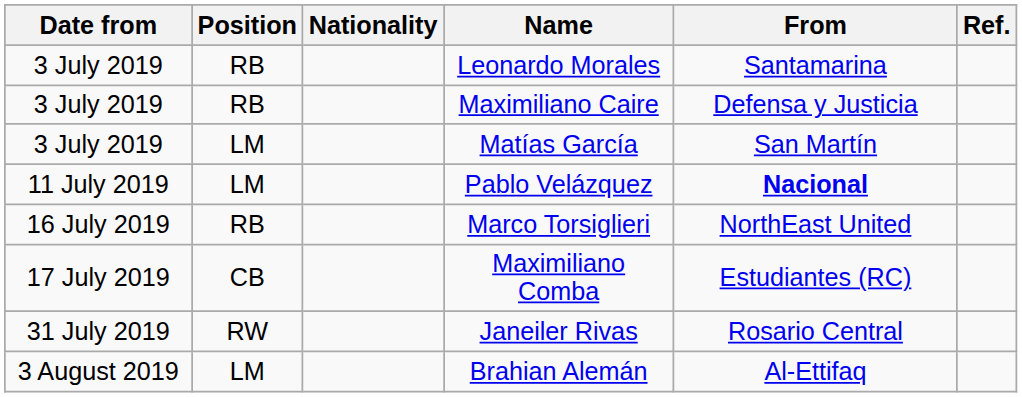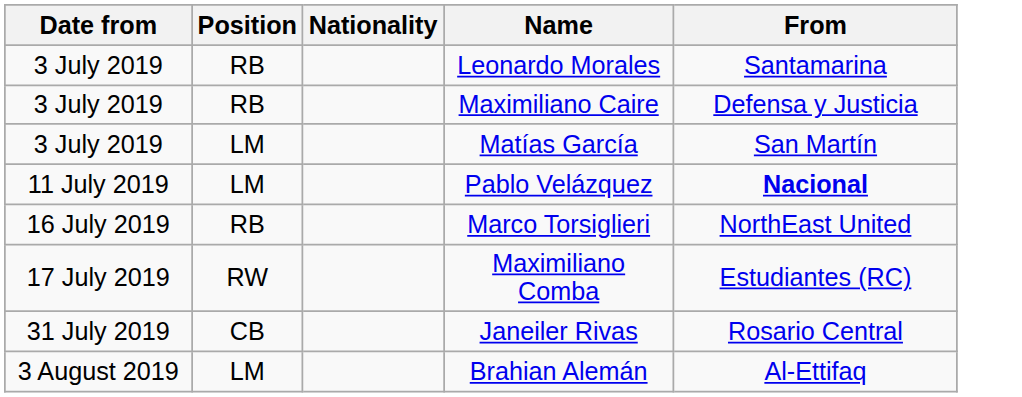- column: (987, 25)
(247, 278) CB -> (247, 278) RW
(247, 332) RW -> (247, 332) CB
